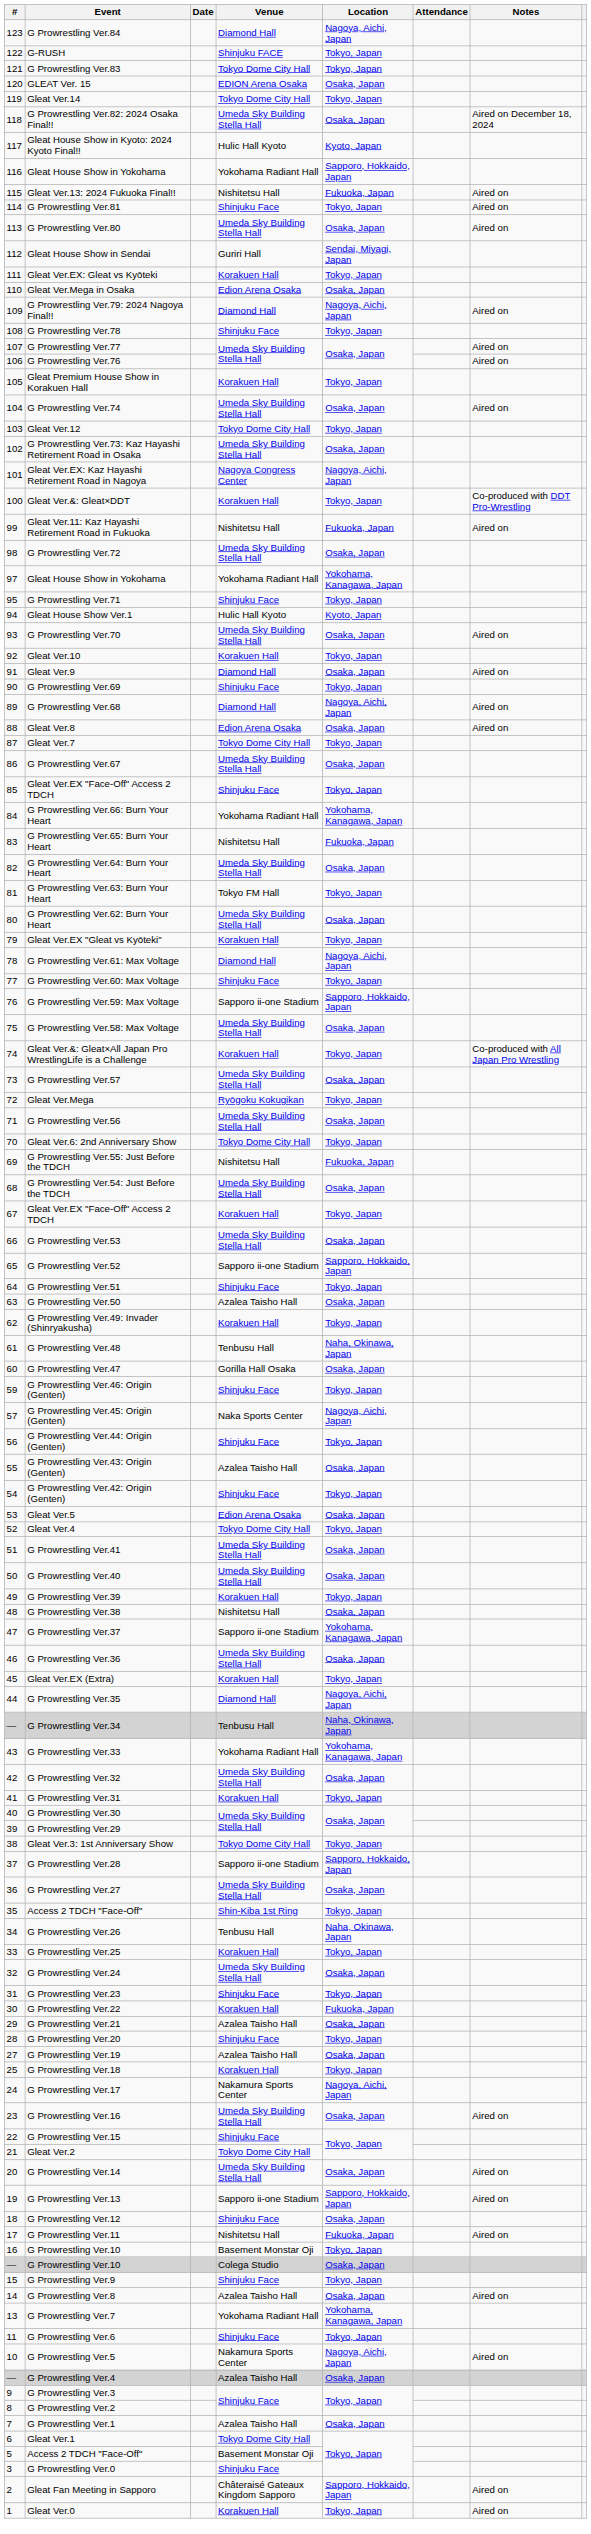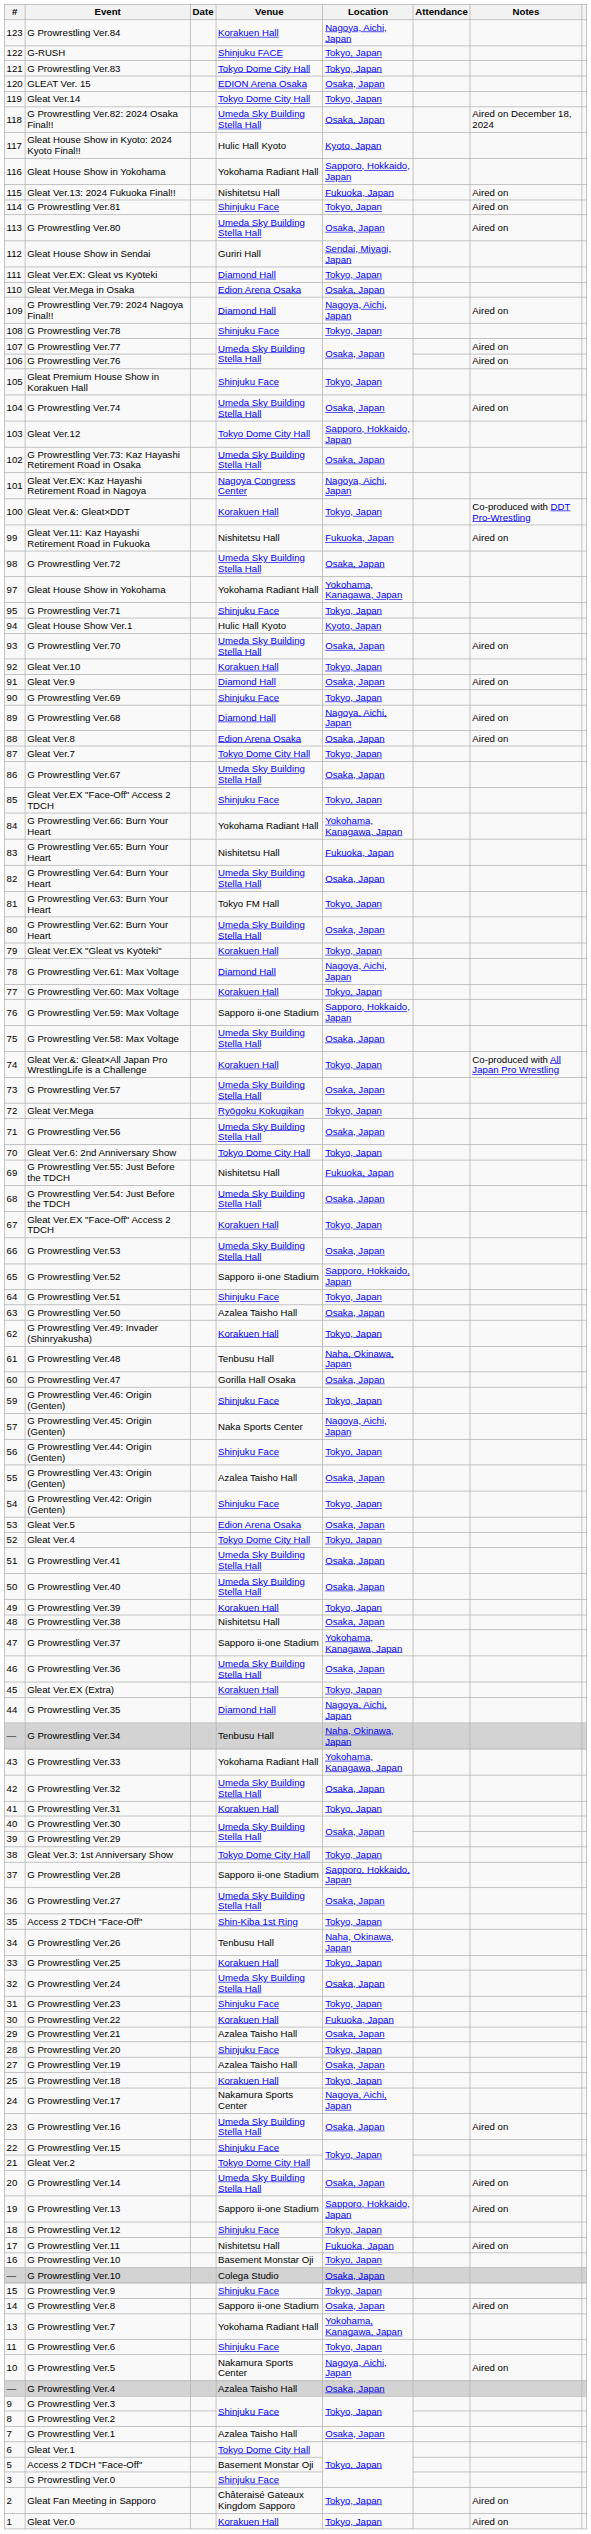(247, 33) Diamond Hall -> (248, 33) Korakuen Hall
(248, 275) Korakuen Hall -> (247, 275) Diamond Hall
(248, 382) Korakuen Hall -> (249, 382) Shinjuku Face
(354, 429) Tokyo, Japan -> (367, 434) Sapporo, Hokkaido, Japan
(249, 982) Shinjuku Face -> (248, 992) Korakuen Hall
(355, 2219) Osaka, Japan -> (354, 2230) Tokyo, Japan
(258, 2296) Azalea Taisho Hall -> (268, 2306) Sapporo ii-one Stadium
(367, 2490) Sapporo, Hokkaido, Japan -> (354, 2501) Tokyo, Japan
